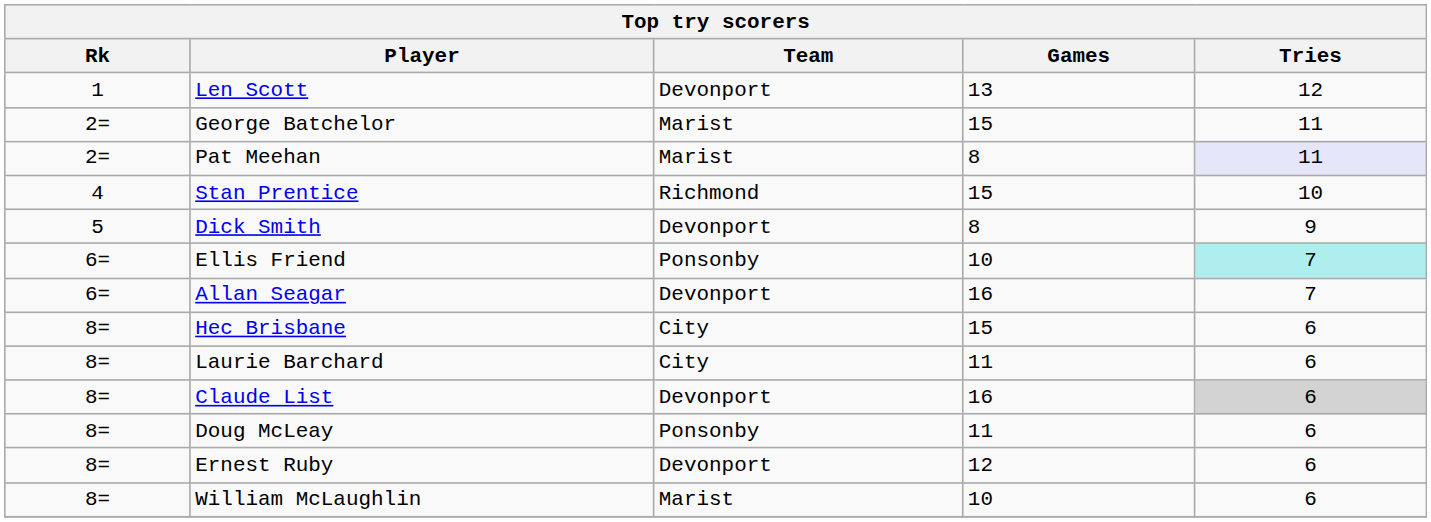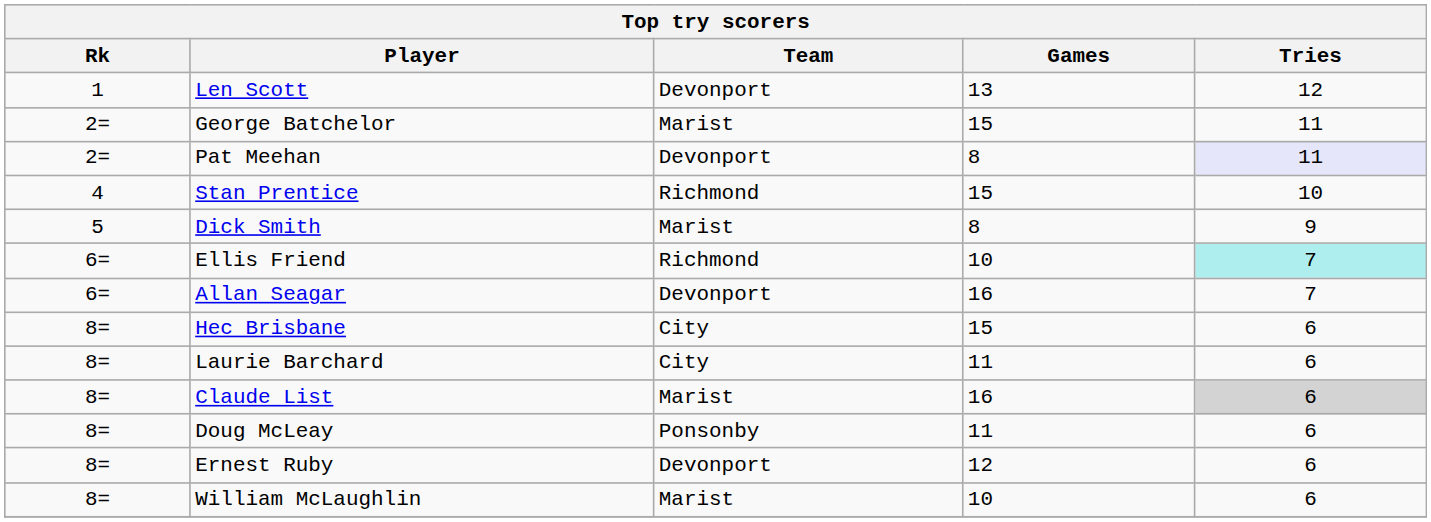(696, 158) Marist -> (715, 158) Devonport
(715, 227) Devonport -> (696, 227) Marist
(709, 261) Ponsonby -> (709, 261) Richmond
(715, 397) Devonport -> (696, 397) Marist
